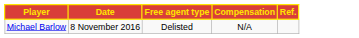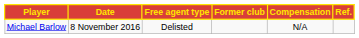+ column: (240, 12)
